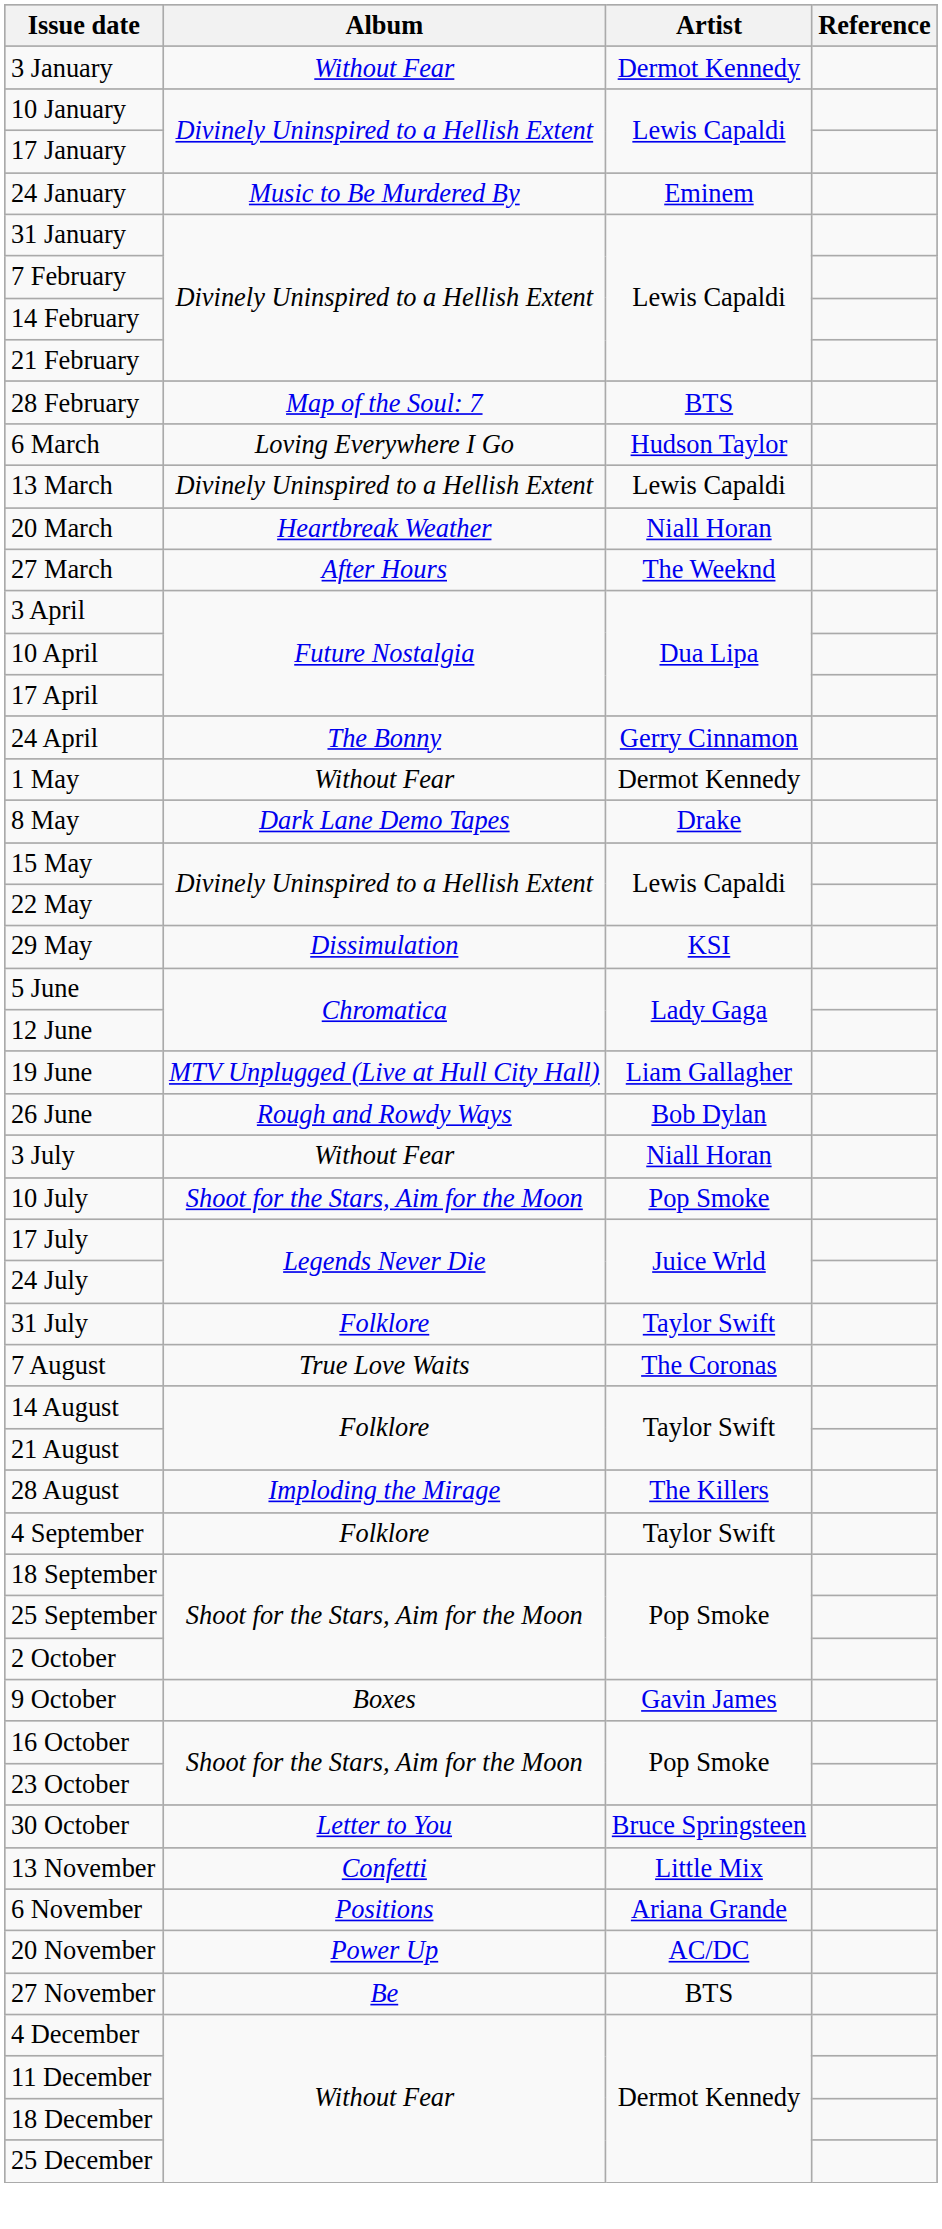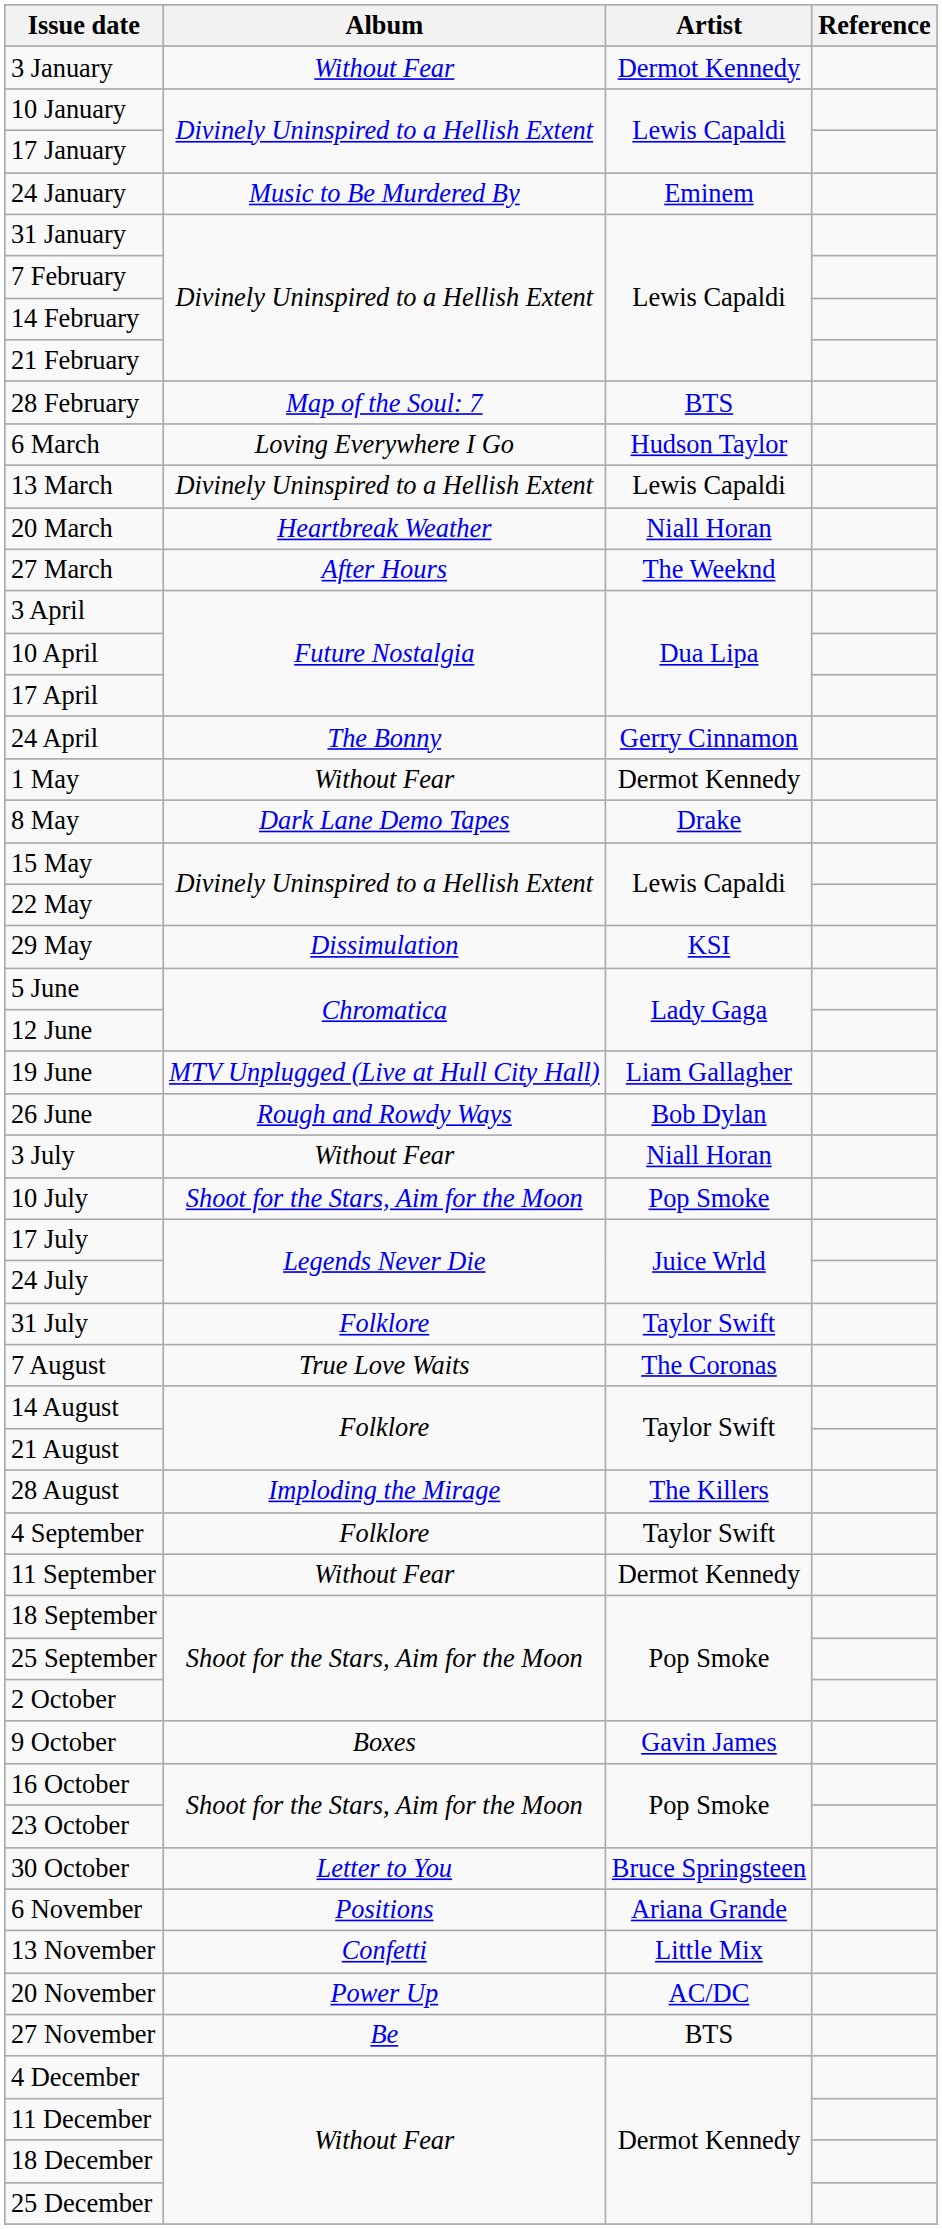+ row: (83, 1574)
rows swapped: (77, 1909) <-> (83, 1867)
